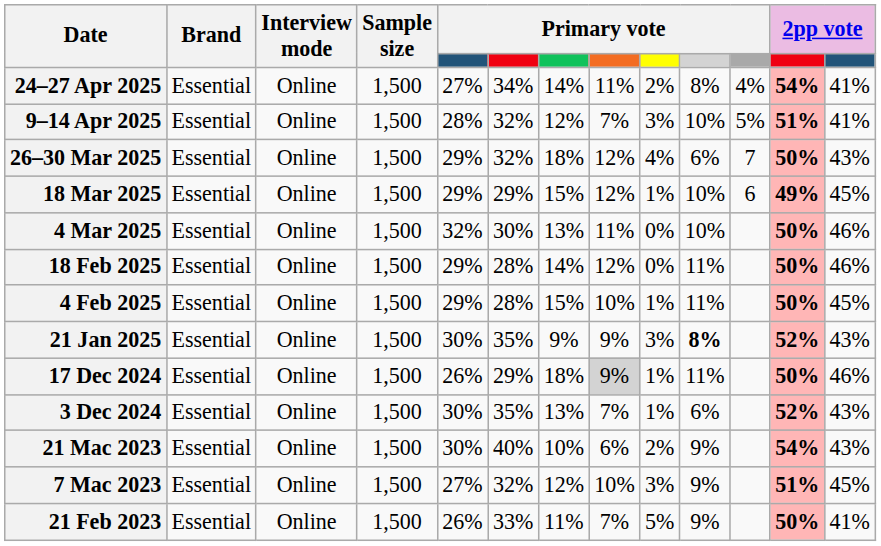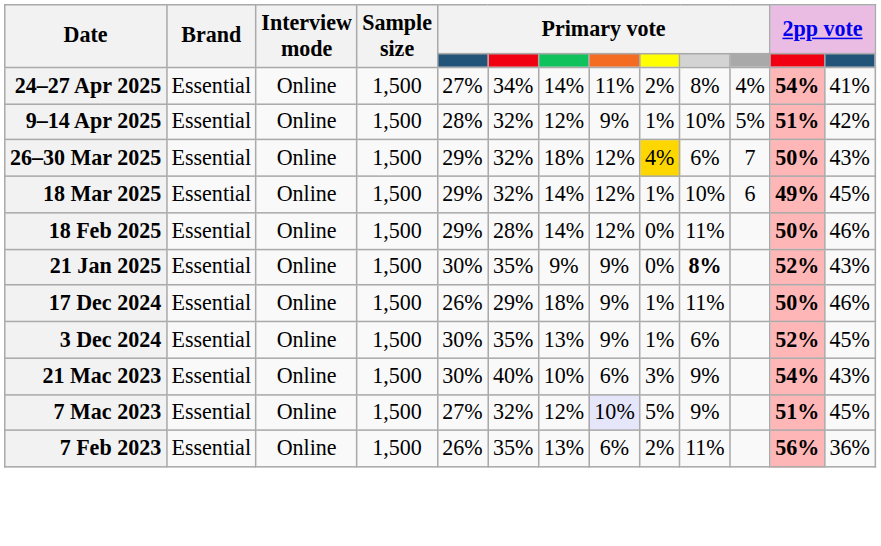(615, 121) 7% -> (615, 121) 9%
(660, 121) 3% -> (660, 121) 1%
(850, 121) 41% -> (850, 121) 42%
(660, 158) no background -> (660, 158) gold background
(513, 194) 29% -> (513, 194) 32%
(564, 194) 15% -> (564, 194) 14%
- row: (108, 230)
- row: (110, 303)
(660, 339) 3% -> (660, 267) 0%
(615, 376) lightgrey background -> (615, 303) no background
(615, 412) 7% -> (615, 339) 9%
(850, 412) 43% -> (850, 339) 45%
(660, 448) 2% -> (660, 376) 3%
(615, 485) no background -> (615, 412) lavender background
(660, 485) 3% -> (660, 412) 5%
- row: (105, 521)
+ row: (110, 448)
